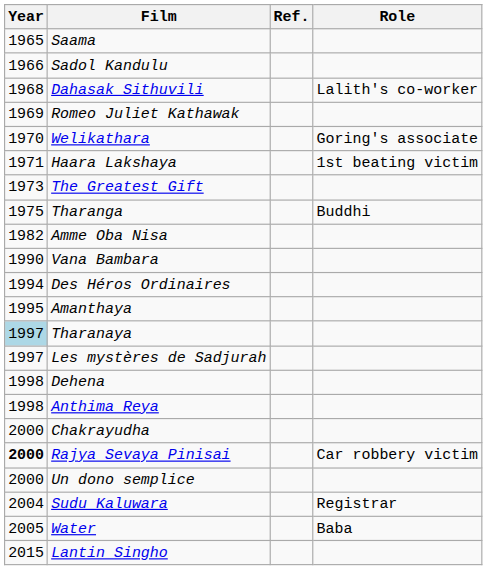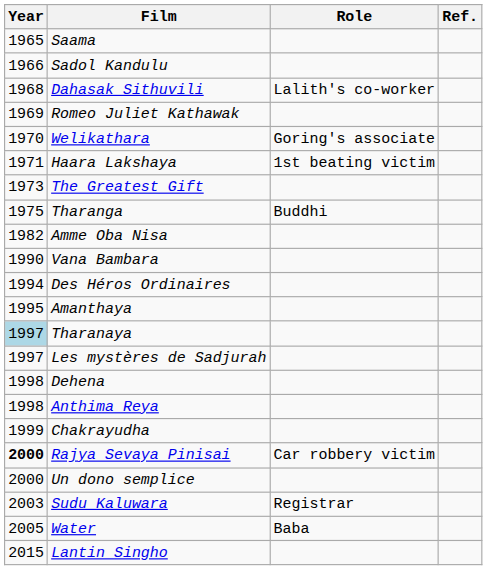columns swapped: (397, 17) <-> (292, 17)
(26, 431) 2000 -> (26, 431) 1999
(26, 504) 2004 -> (26, 504) 2003
